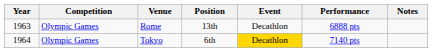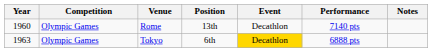(22, 26) 1963 -> (22, 26) 1960
(345, 26) 6888 pts -> (345, 26) 7140 pts
(22, 41) 1964 -> (22, 41) 1963
(345, 41) 7140 pts -> (345, 41) 6888 pts
